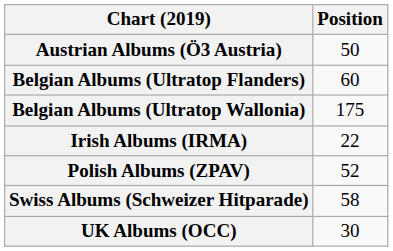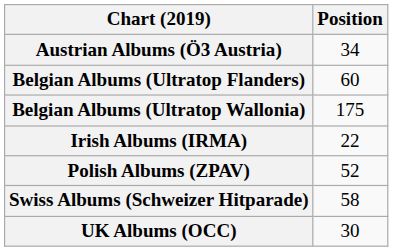(350, 49) 50 -> (350, 49) 34
